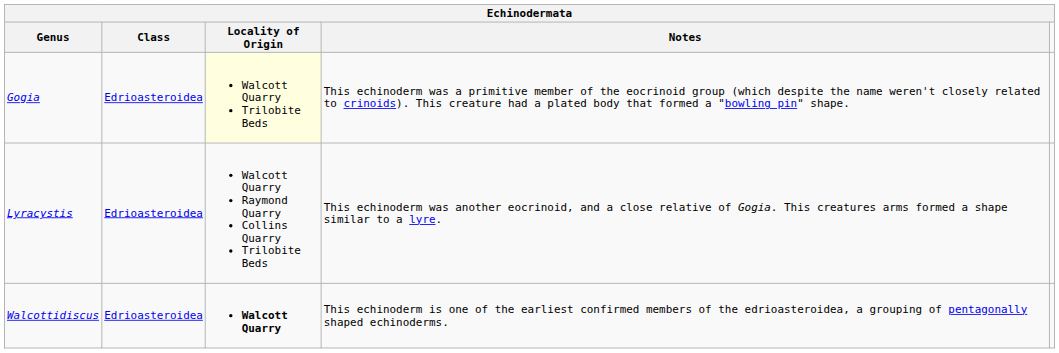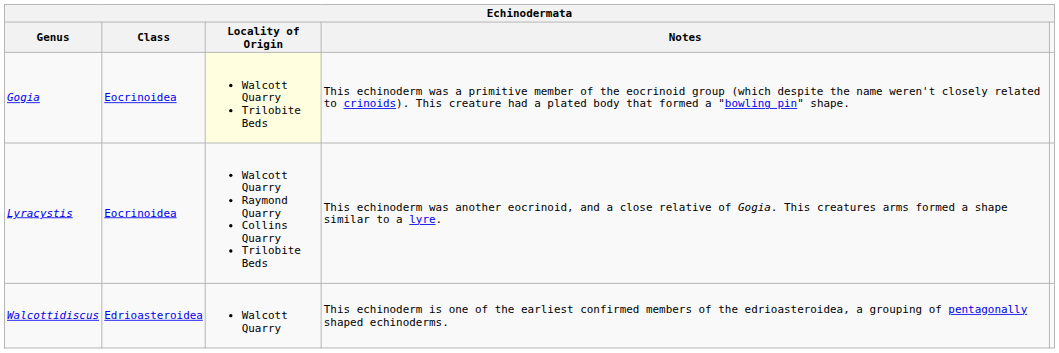(154, 98) Edrioasteroidea -> (140, 98) Eocrinoidea
(154, 213) Edrioasteroidea -> (140, 213) Eocrinoidea
(263, 322) bold -> (263, 322) normal
